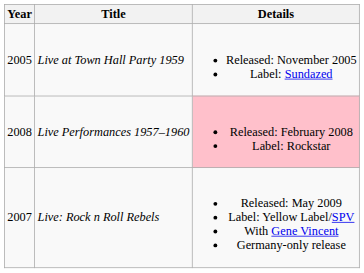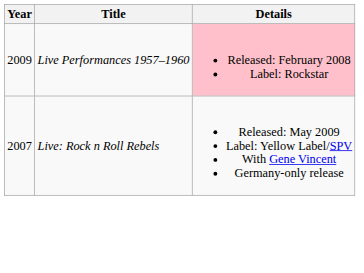- row: (111, 59)
(20, 131) 2008 -> (20, 59) 2009
